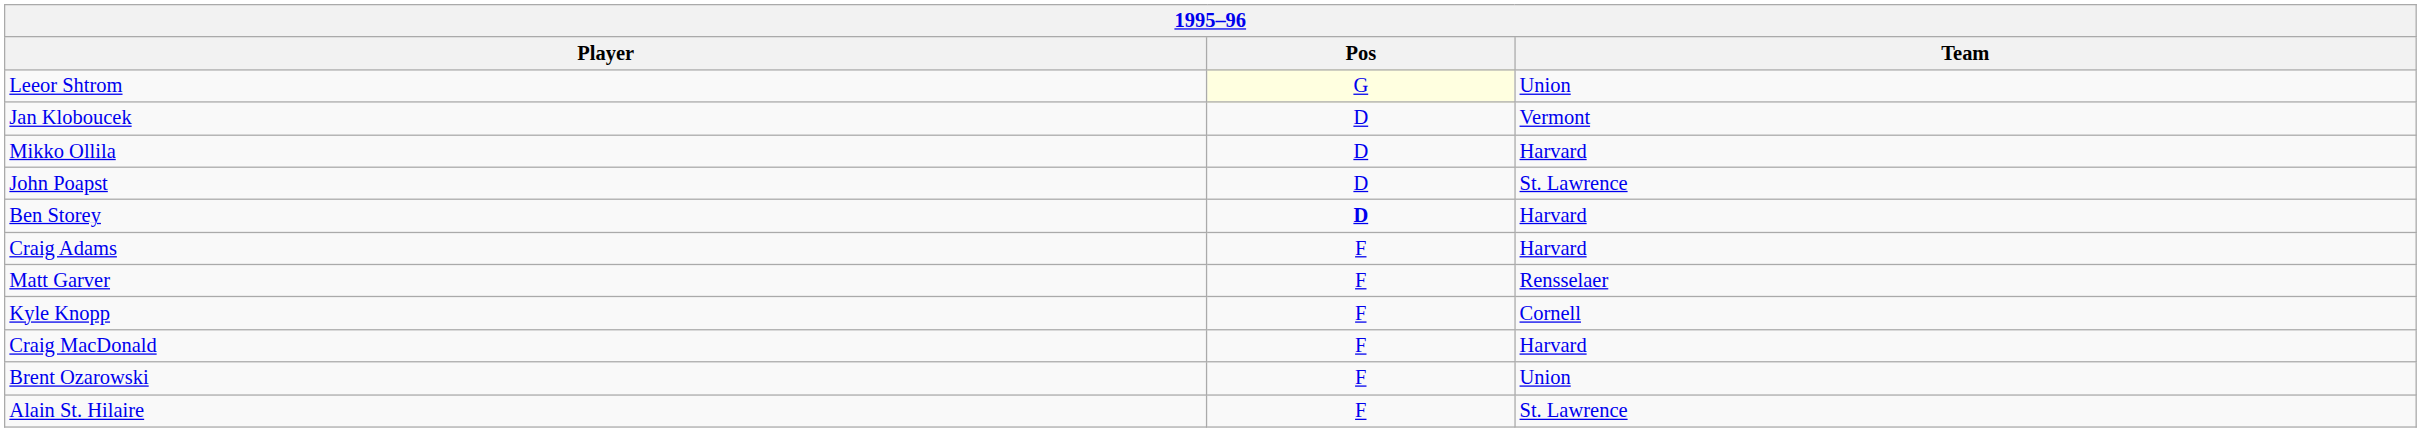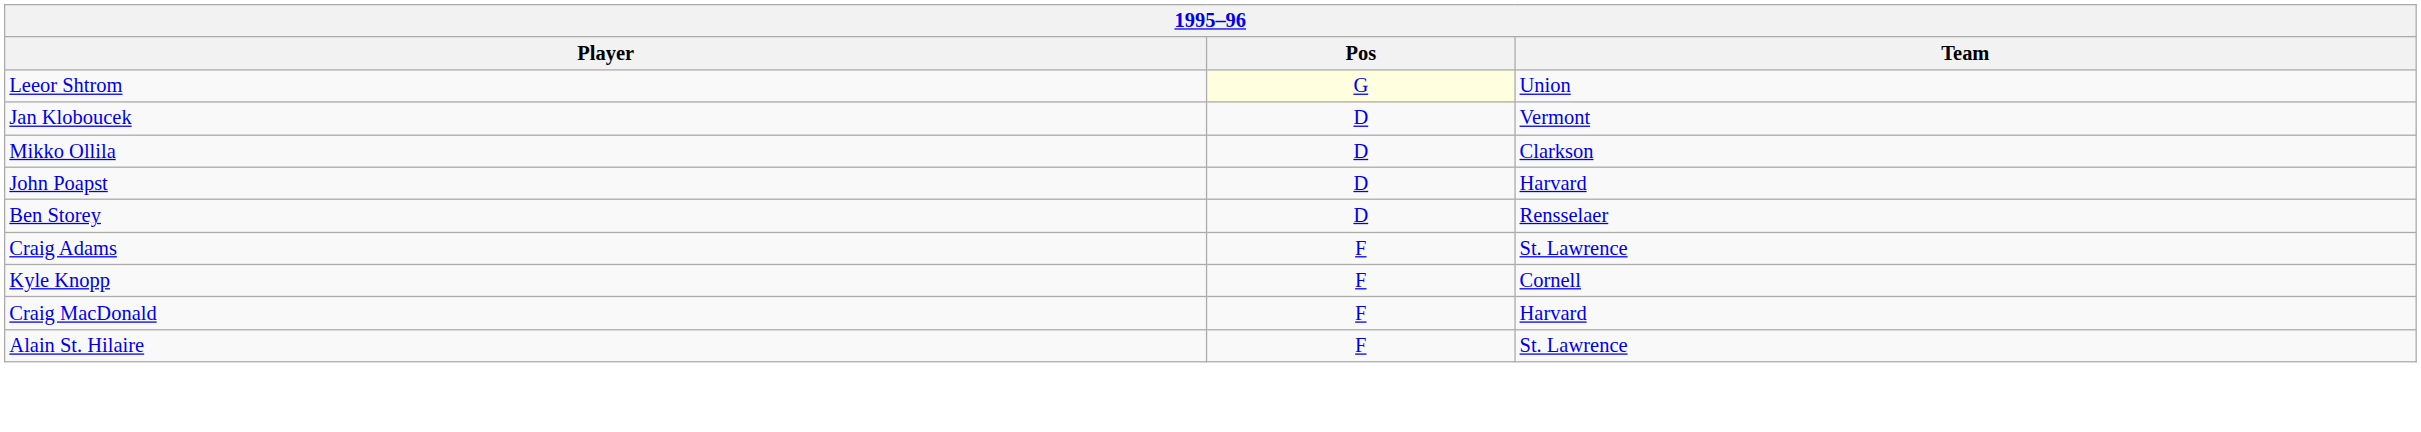(1553, 150) Harvard -> (1557, 150) Clarkson
(1574, 183) St. Lawrence -> (1553, 183) Harvard
(1361, 215) bold -> (1361, 215) normal
(1553, 215) Harvard -> (1564, 215) Rensselaer
(1553, 248) Harvard -> (1574, 248) St. Lawrence
- row: (60, 280)
- row: (79, 378)
